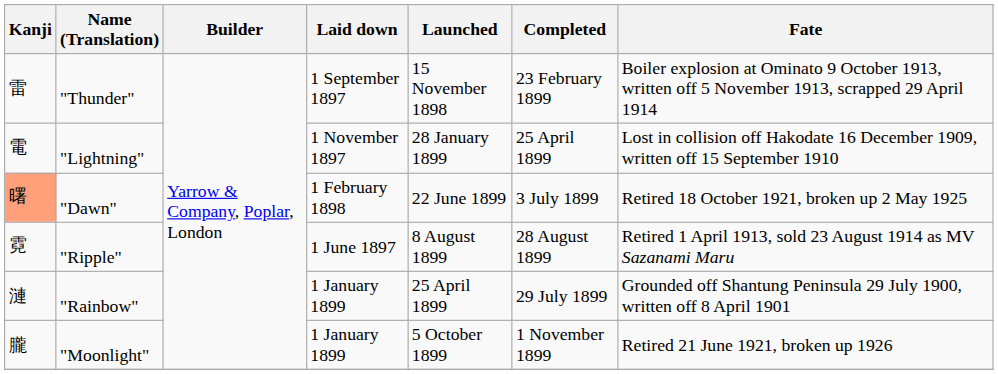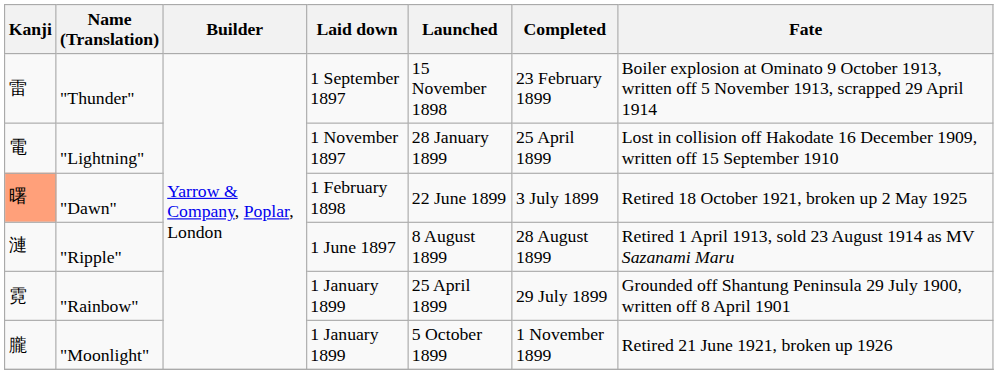(18, 245) 霓 -> (18, 245) 漣
(18, 294) 漣 -> (18, 294) 霓
